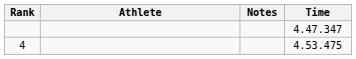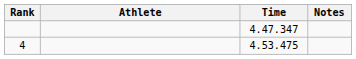columns swapped: (318, 13) <-> (262, 13)
